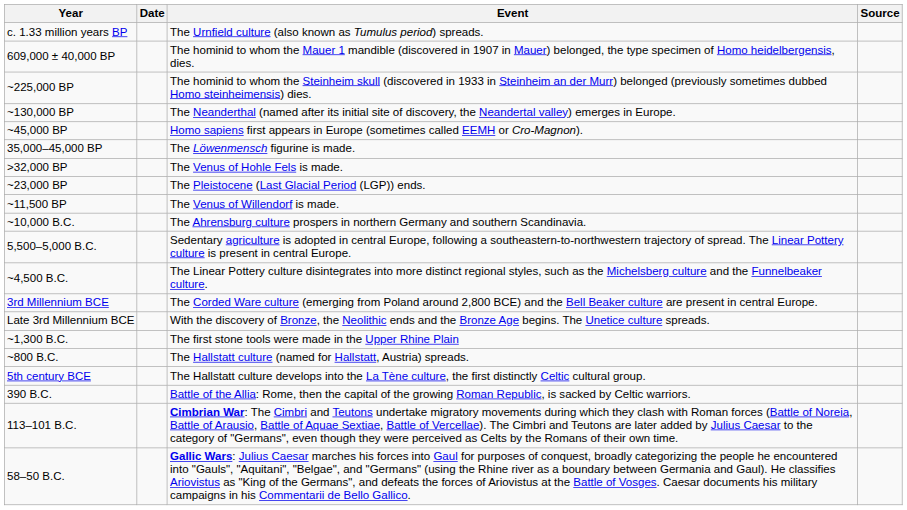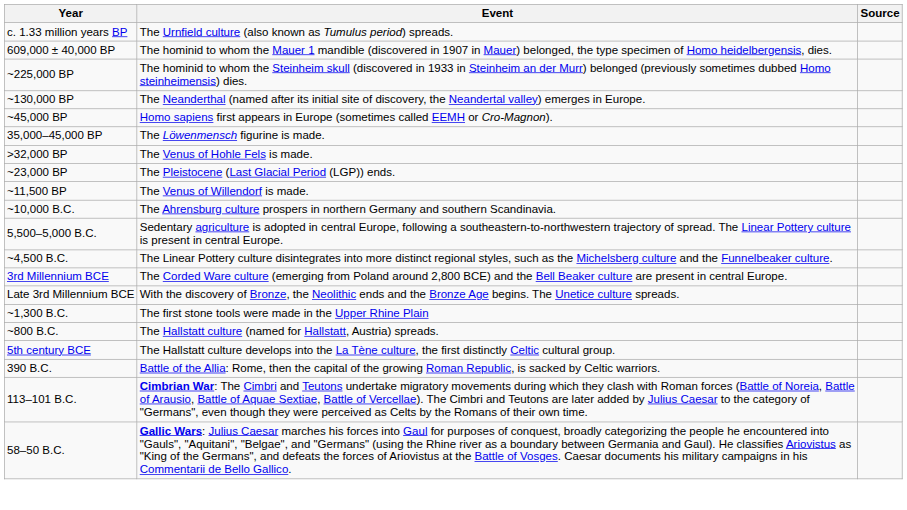- column: (152, 13)
